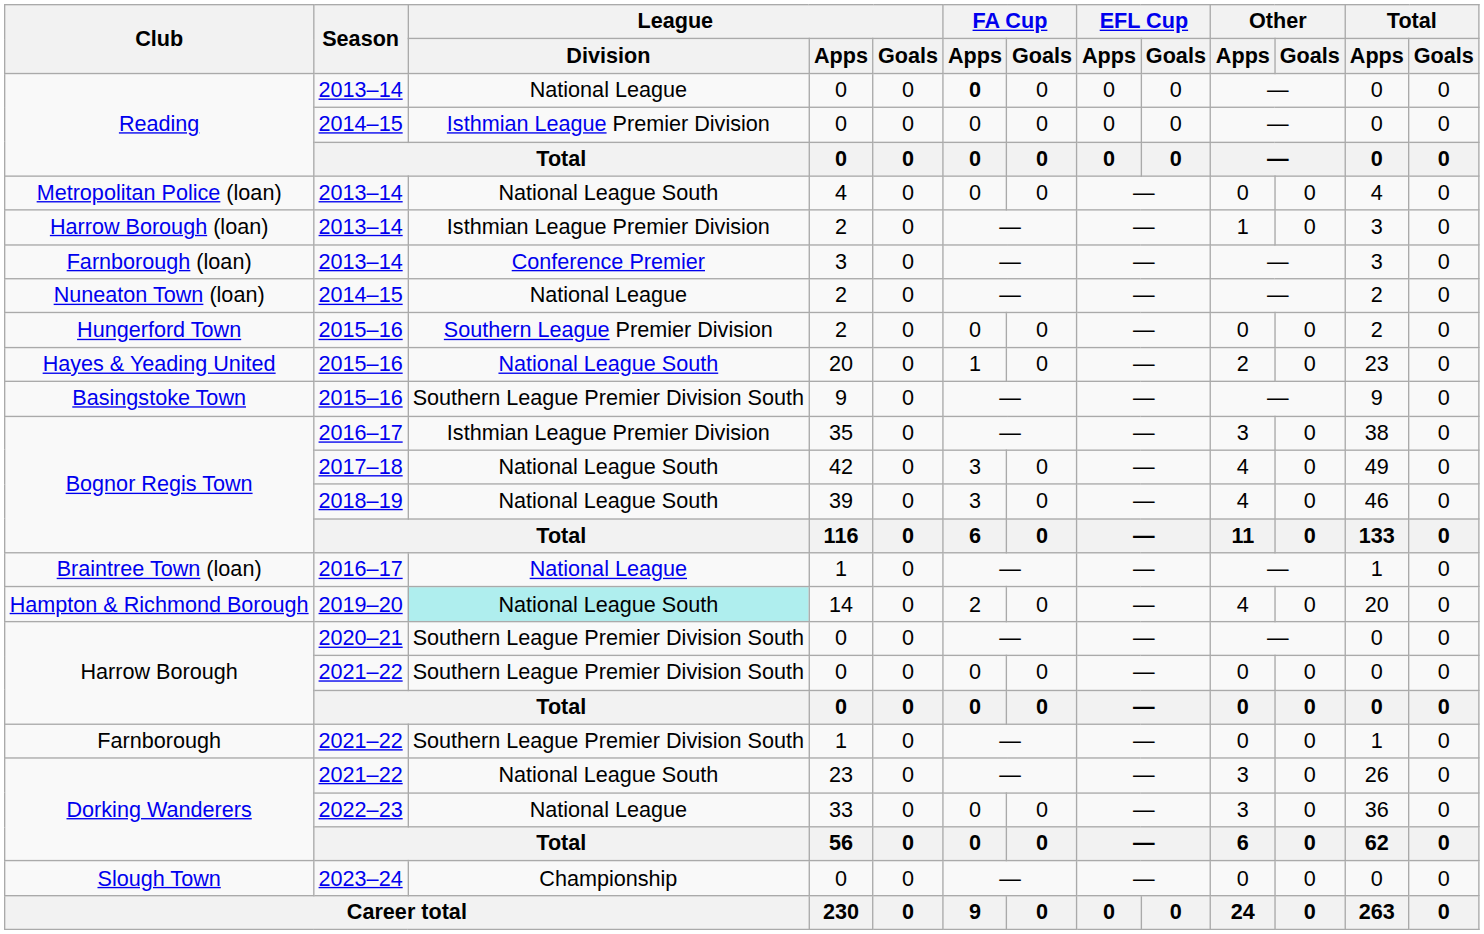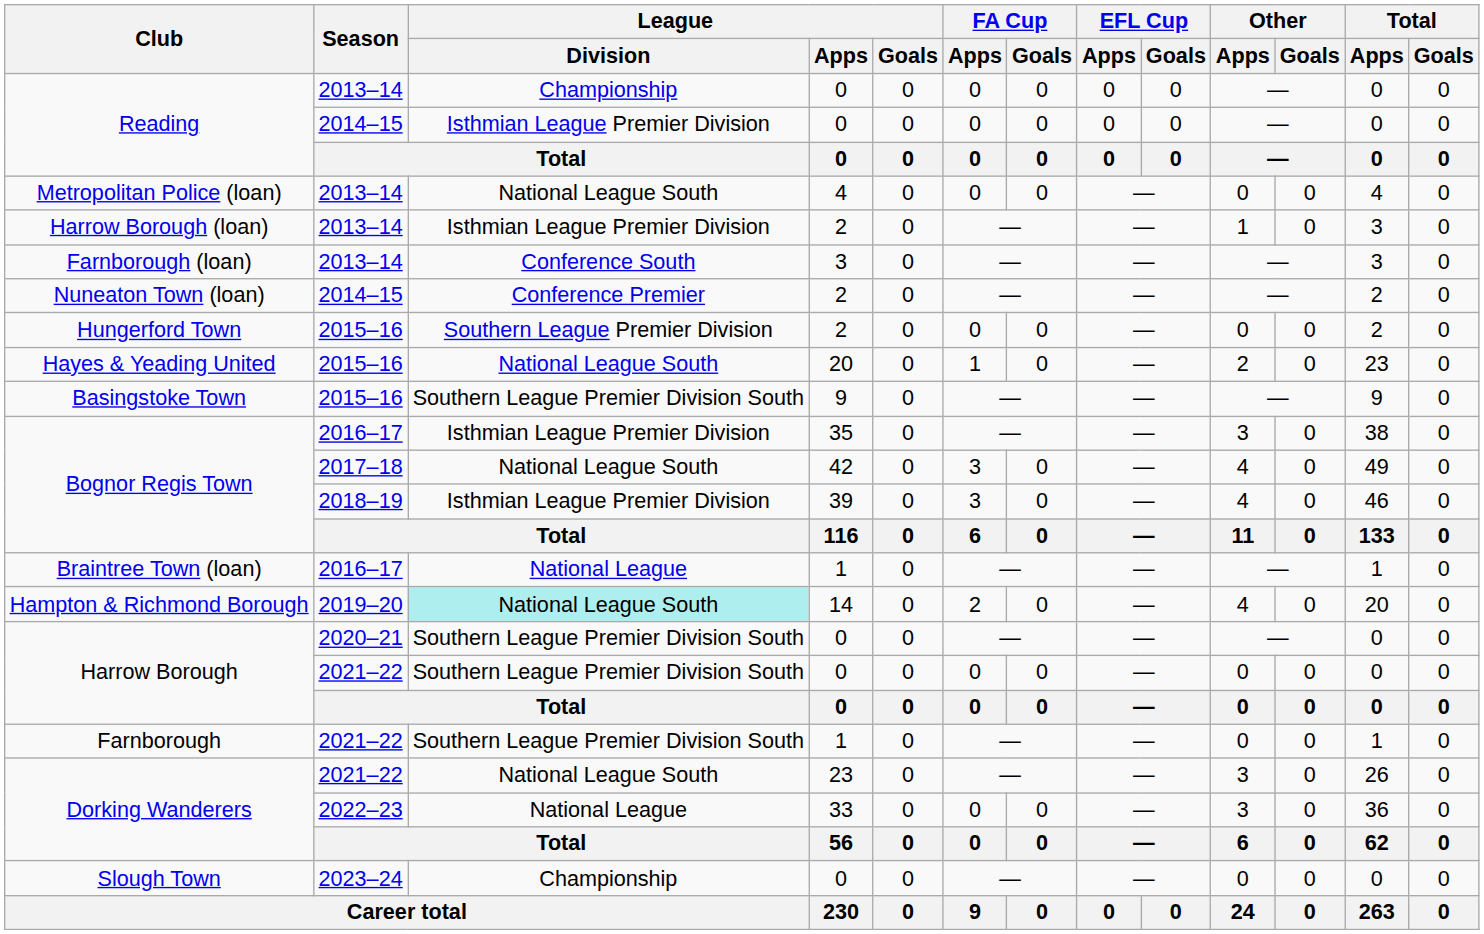(608, 90) National League -> (608, 90) Championship
(975, 90) bold -> (975, 90) normal
(608, 261) Conference Premier -> (608, 261) Conference South
(608, 295) National League -> (608, 295) Conference Premier
(608, 501) National League South -> (608, 501) Isthmian League Premier Division
